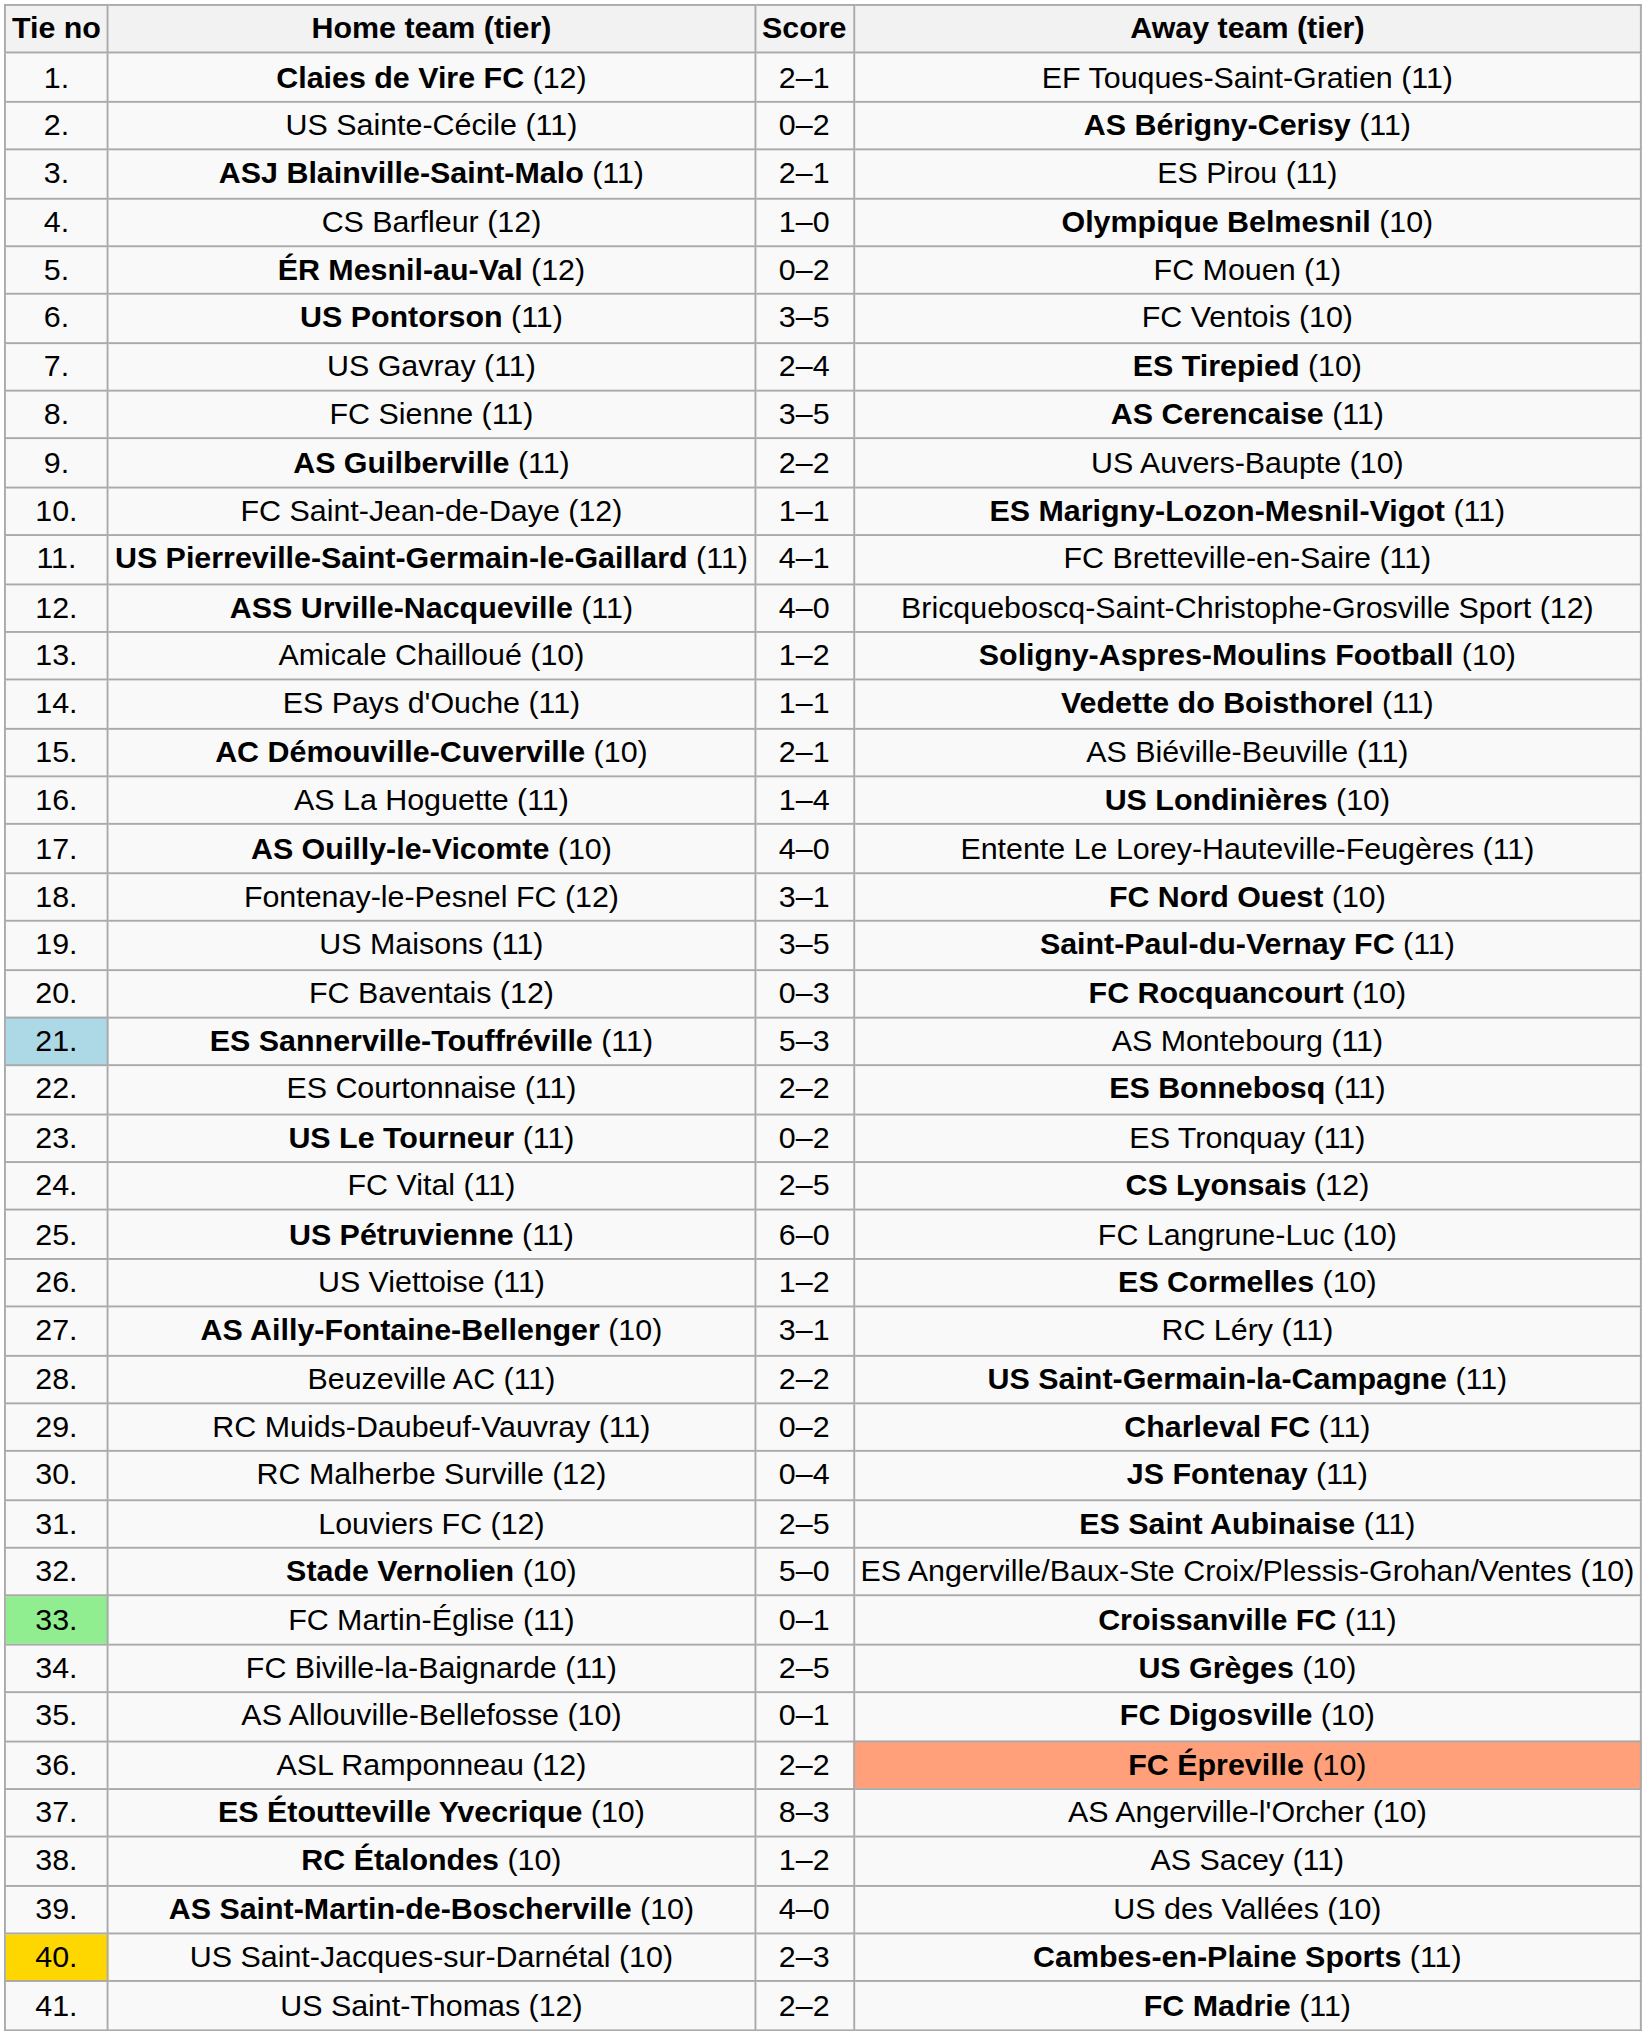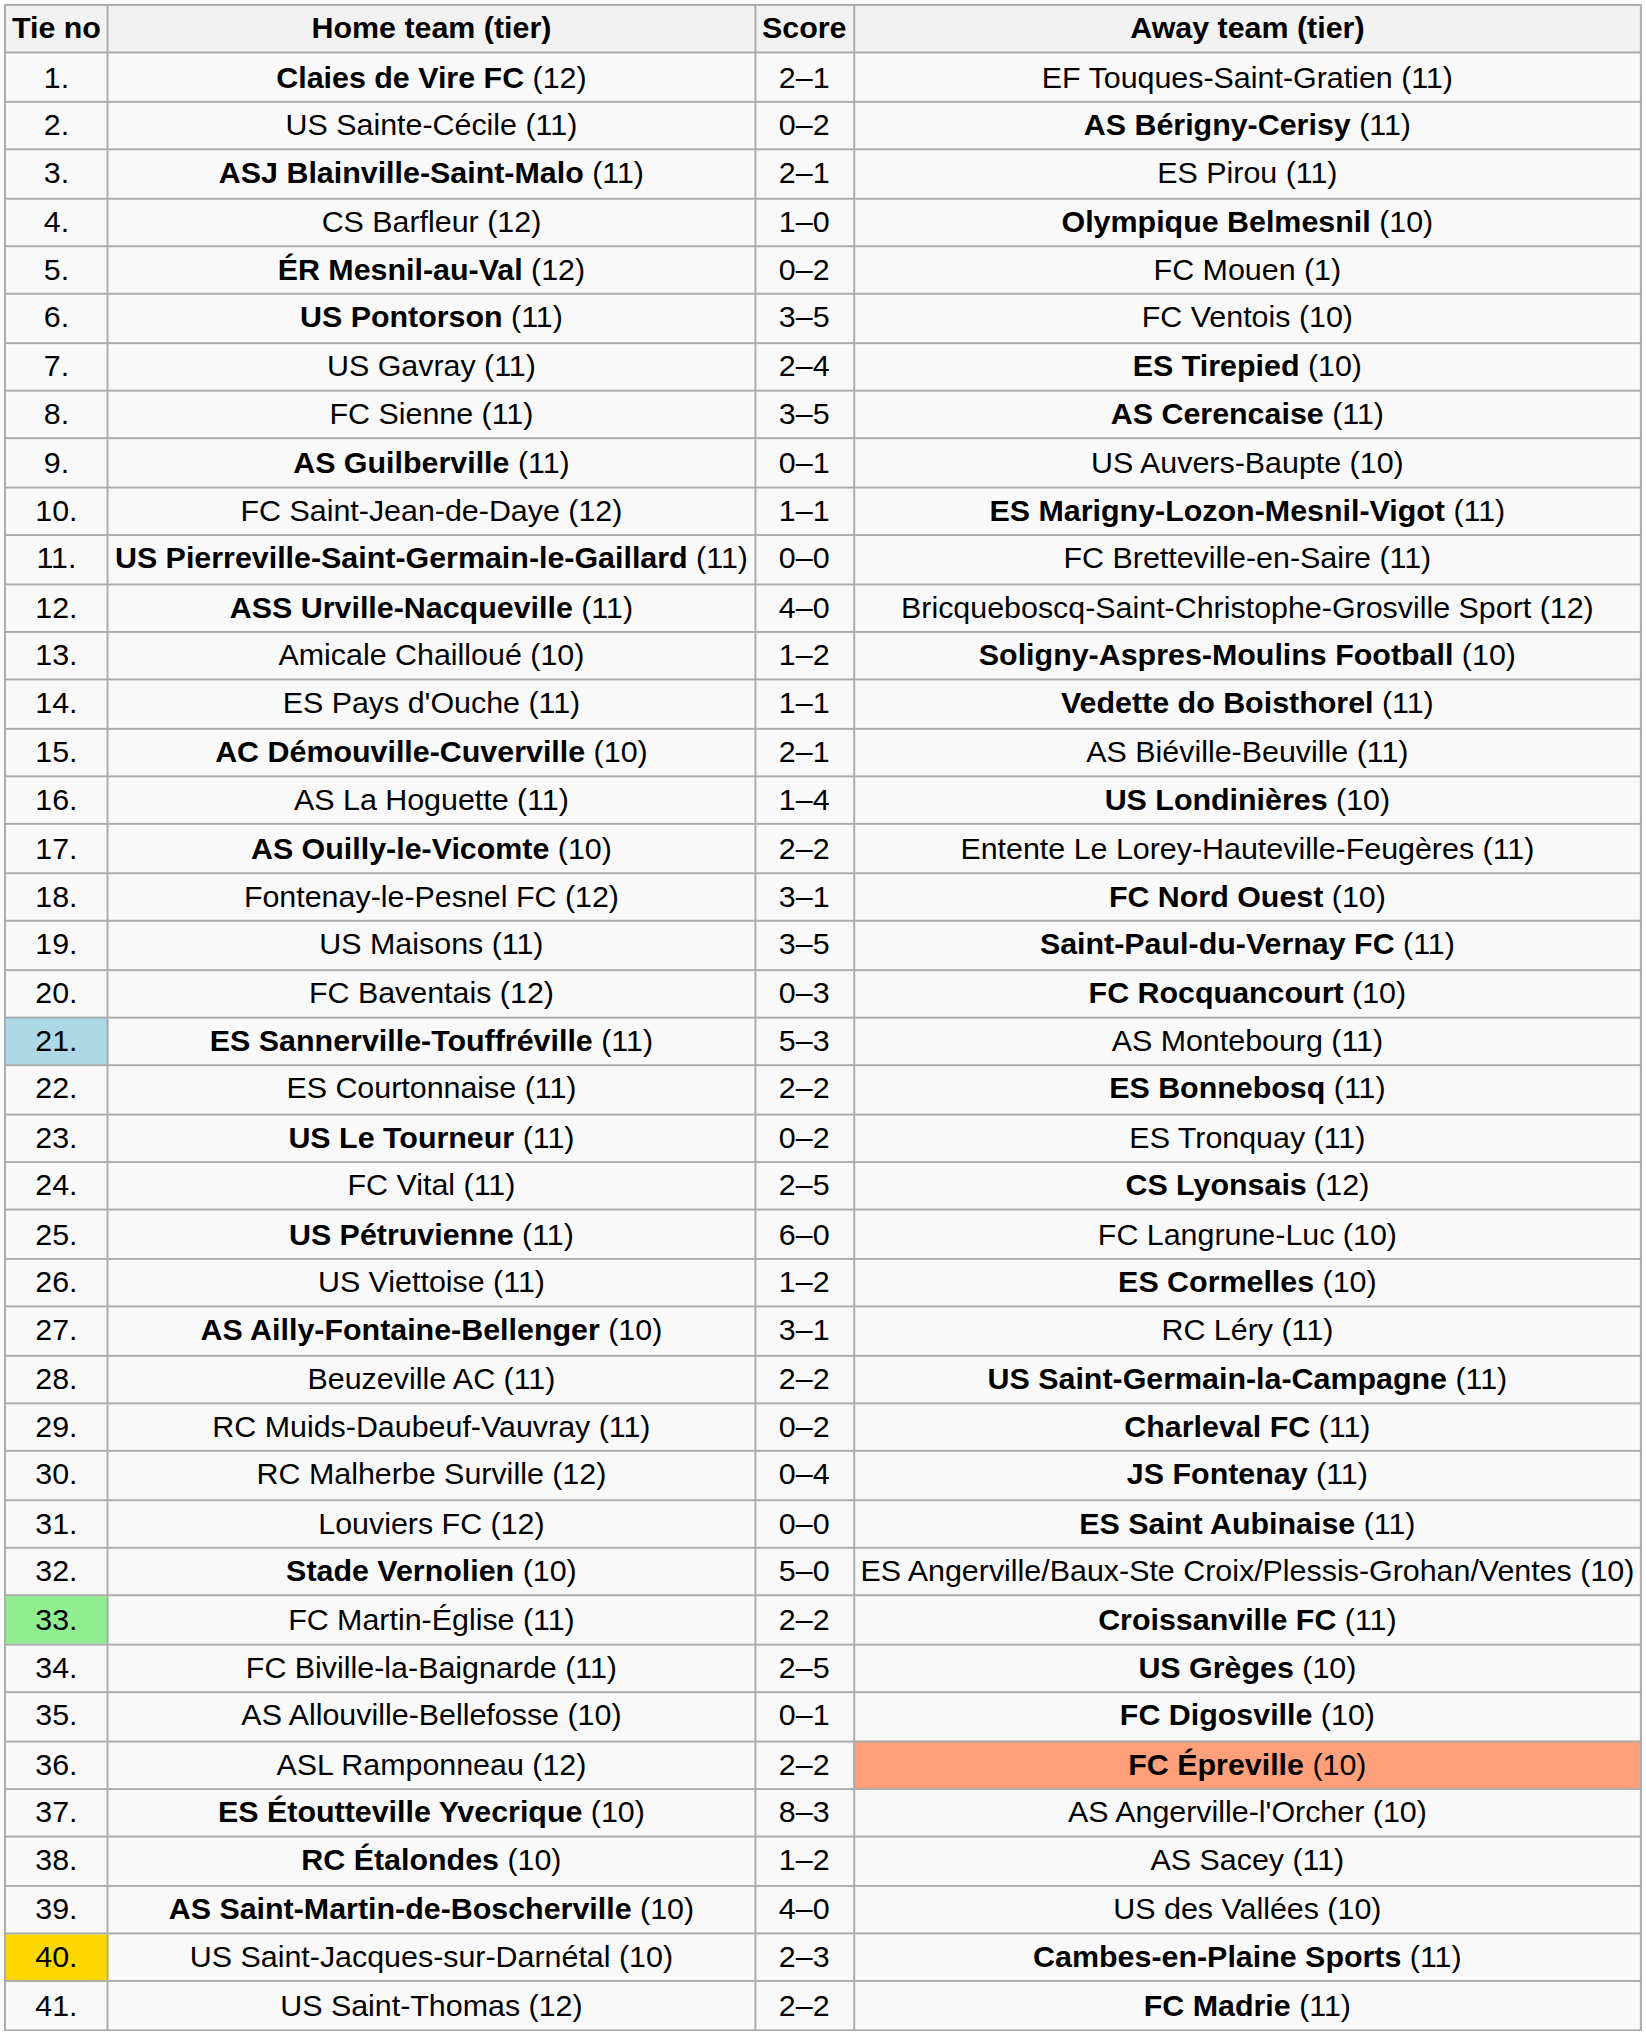(804, 462) 2–2 -> (804, 462) 0–1
(804, 558) 4–1 -> (804, 558) 0–0
(804, 848) 4–0 -> (804, 848) 2–2
(804, 1523) 2–5 -> (804, 1523) 0–0
(804, 1619) 0–1 -> (804, 1619) 2–2
